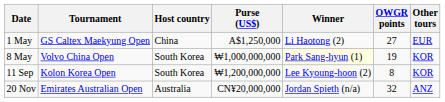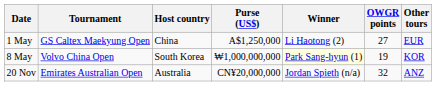- row: (20, 73)
